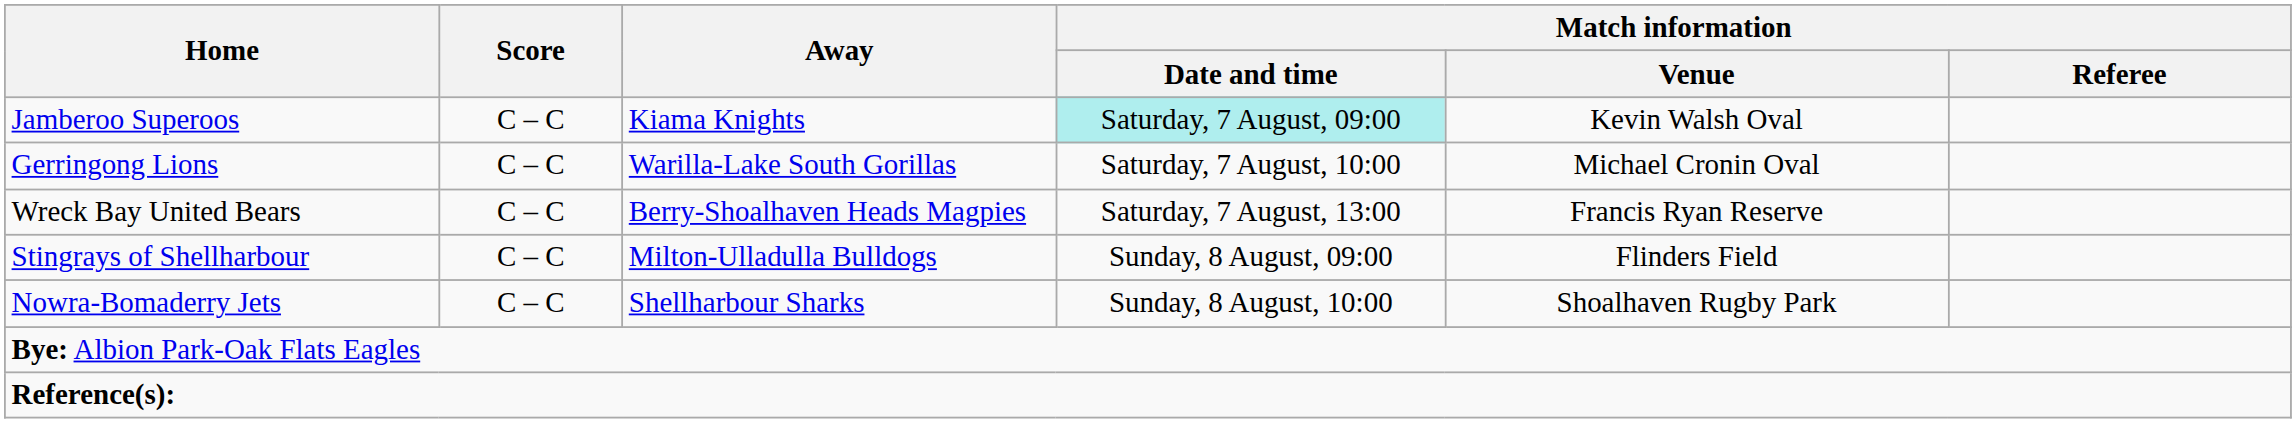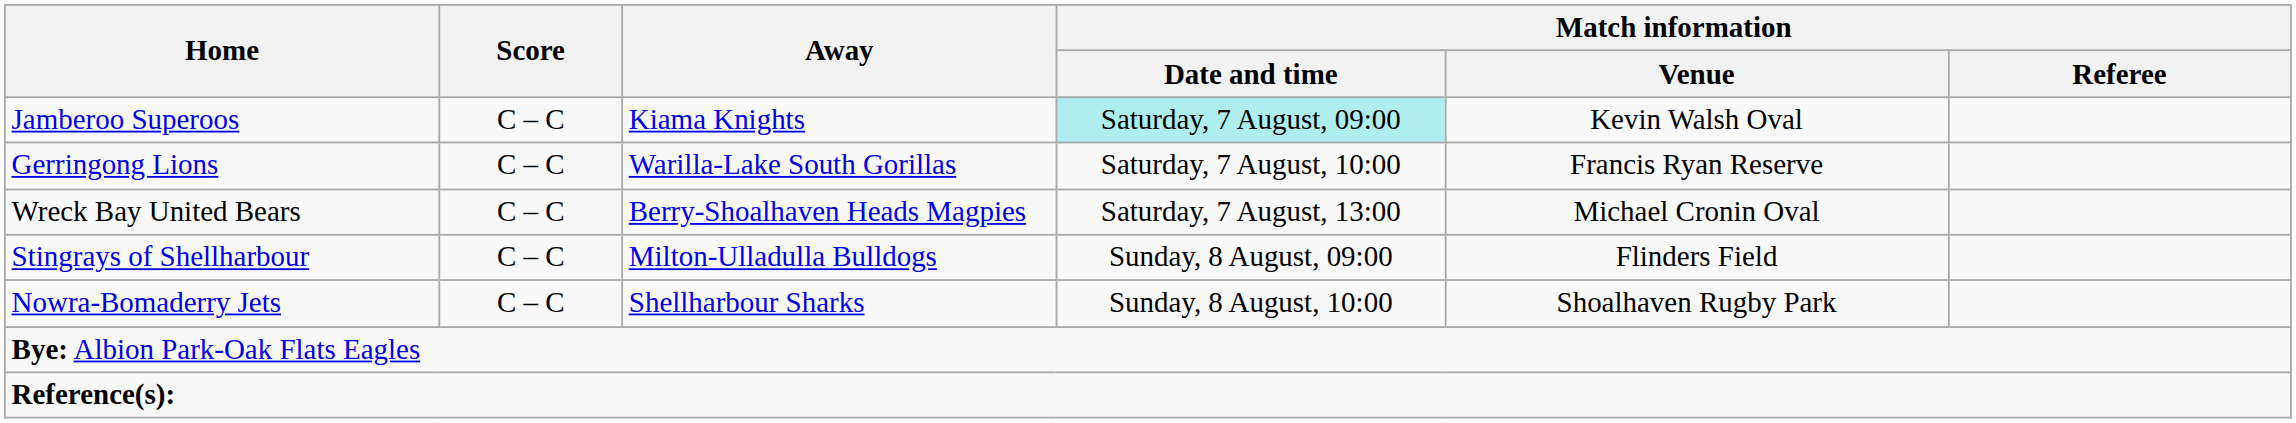(1697, 165) Michael Cronin Oval -> (1697, 165) Francis Ryan Reserve
(1697, 211) Francis Ryan Reserve -> (1697, 211) Michael Cronin Oval
